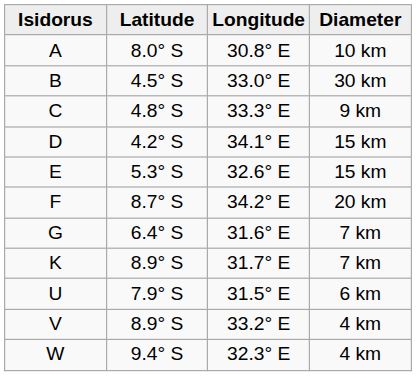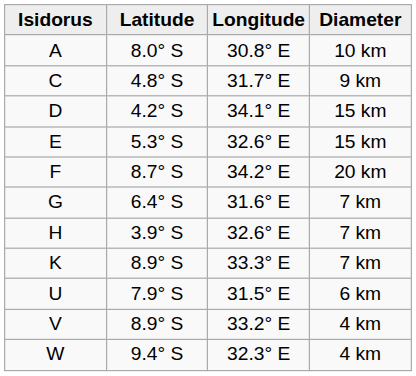- row: (55, 80)
(259, 111) 33.3° E -> (259, 80) 31.7° E
+ row: (55, 232)
(259, 263) 31.7° E -> (259, 263) 33.3° E
